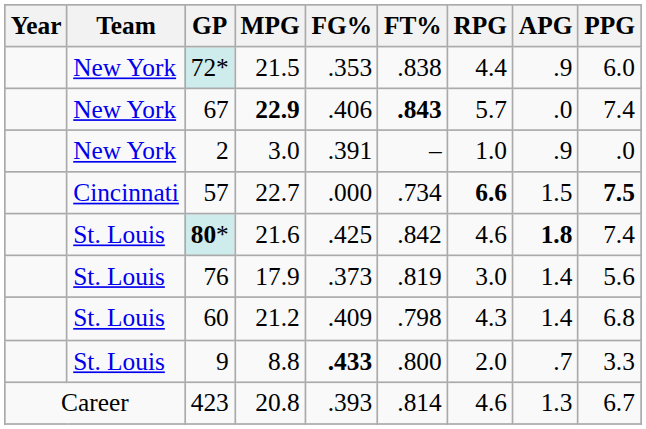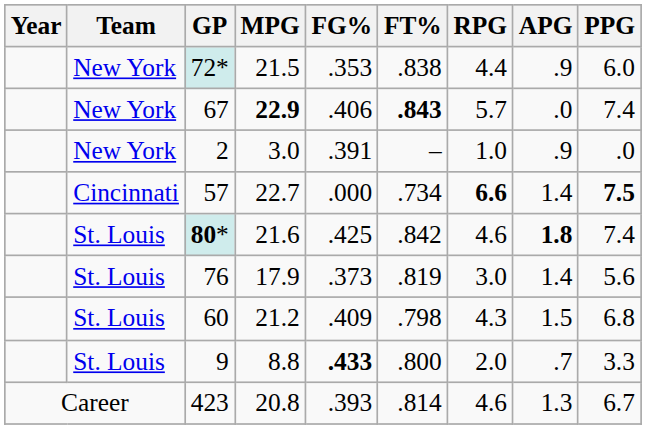(557, 193) 1.5 -> (557, 193) 1.4
(557, 318) 1.4 -> (557, 318) 1.5
